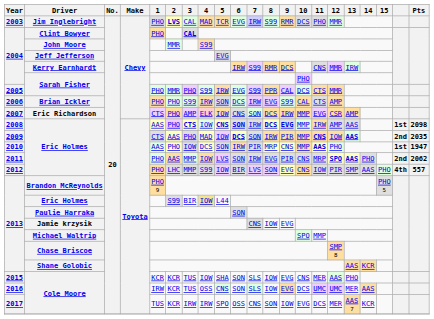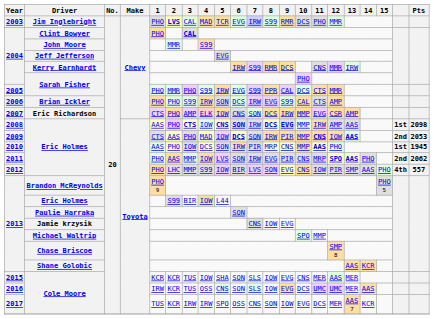(419, 136) 2035 -> (419, 136) 2053
(419, 147) 1947 -> (419, 147) 1945
(352, 277) PHO -> (352, 277) MER
